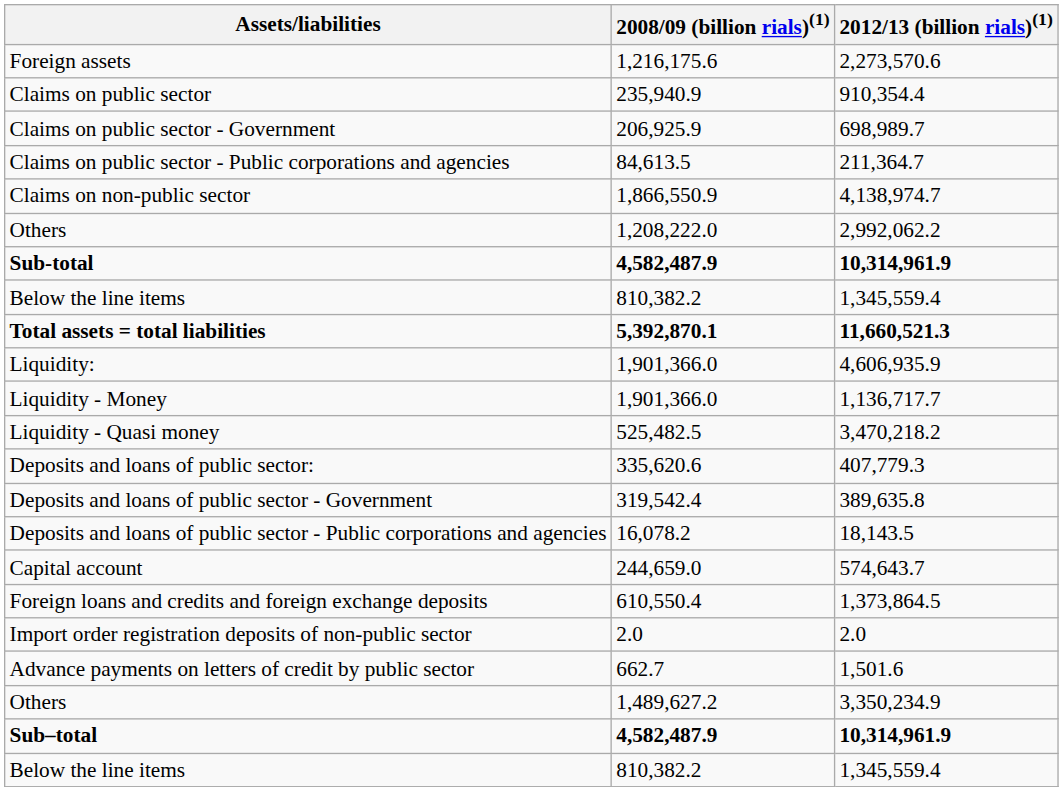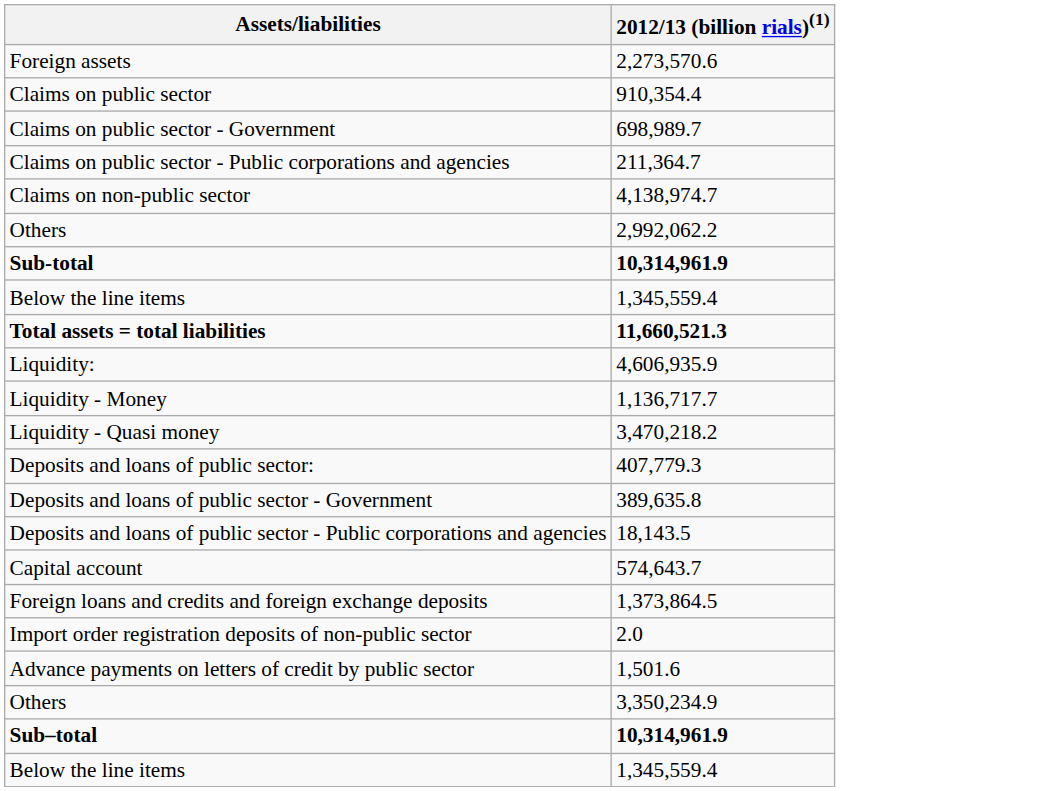- column: (723, 24)
